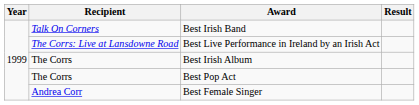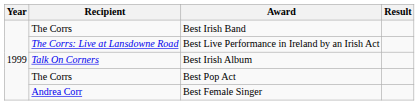(65, 28) Talk On Corners -> (52, 28) The Corrs
(52, 60) The Corrs -> (65, 60) Talk On Corners
